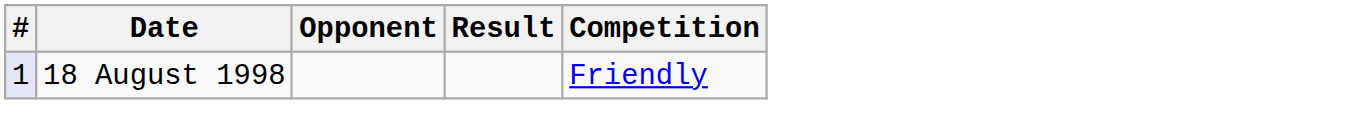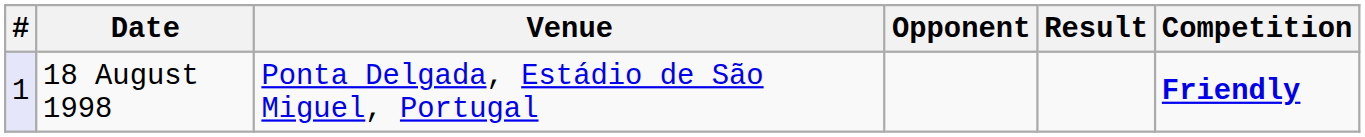+ column: (570, 29)
(639, 76) normal -> (1231, 92) bold
